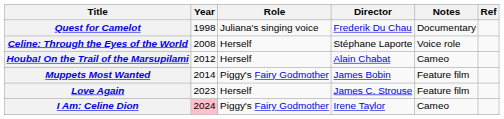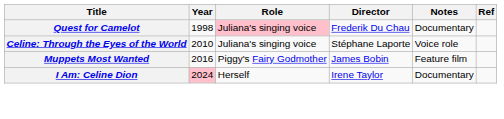(269, 28) no background -> (267, 28) pink background
(204, 43) 2008 -> (202, 43) 2010
(236, 43) Herself -> (267, 43) Juliana's singing voice
- row: (98, 59)
(204, 75) 2014 -> (202, 59) 2016
- row: (98, 91)
(274, 106) Piggy's Fairy Godmother -> (234, 75) Herself
(433, 106) Cameo -> (444, 75) Documentary
